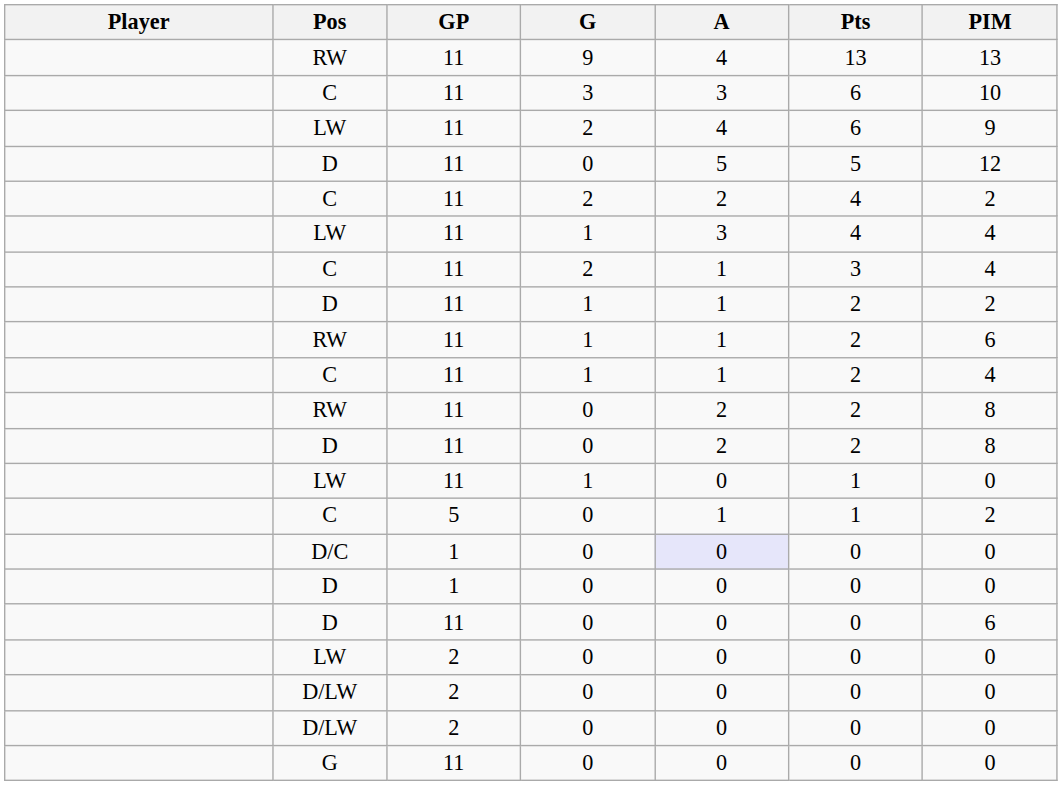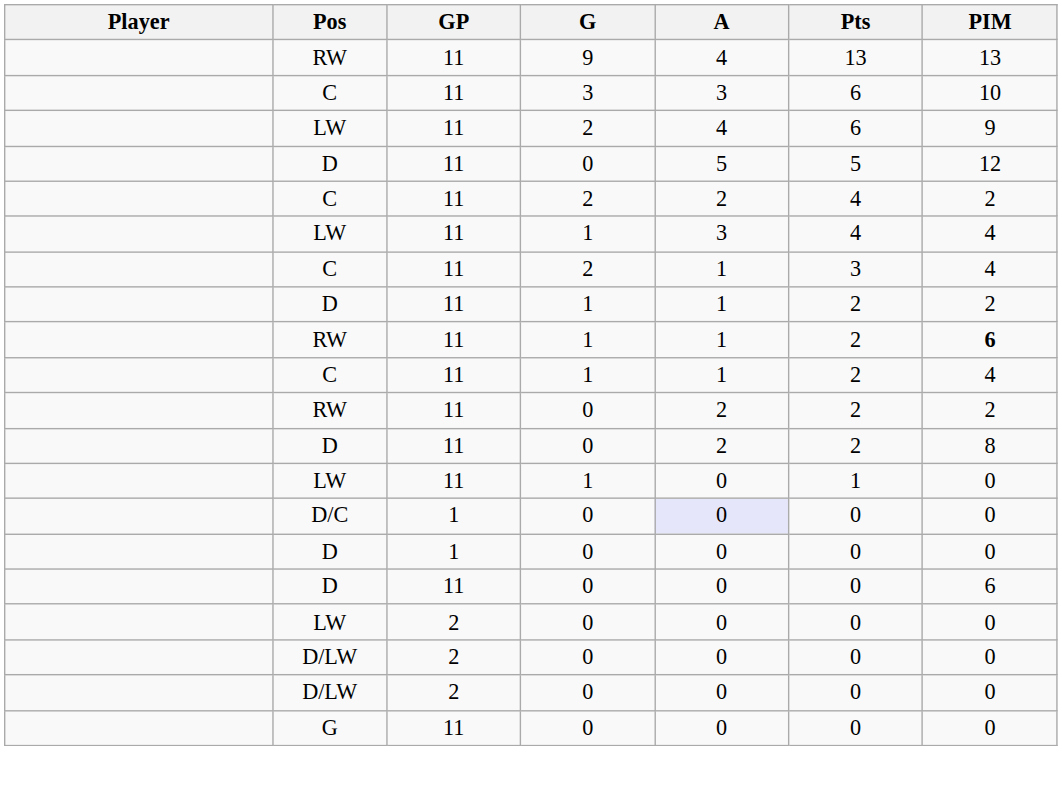(990, 339) normal -> (990, 339) bold
(990, 410) 8 -> (990, 410) 2
- row: (330, 515)
